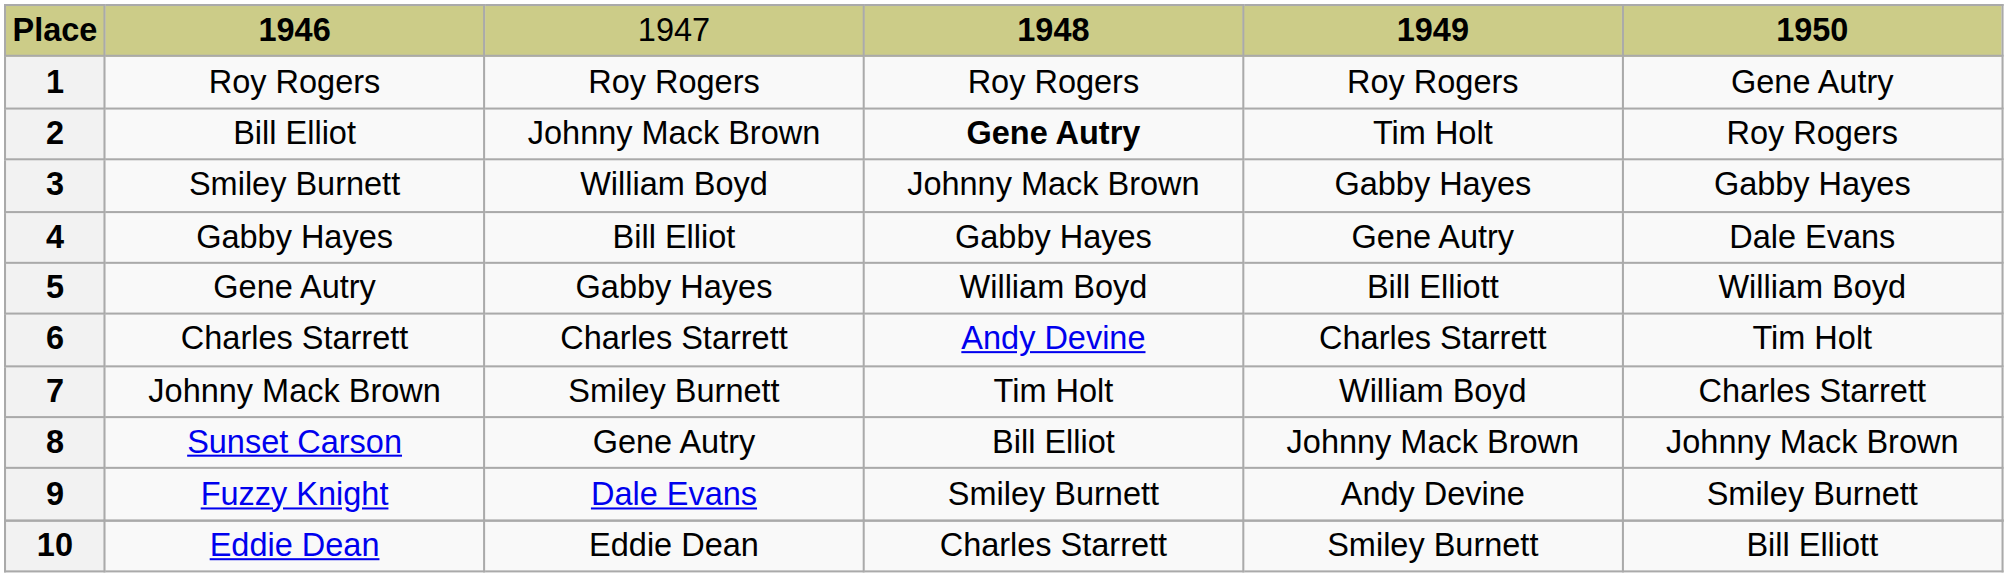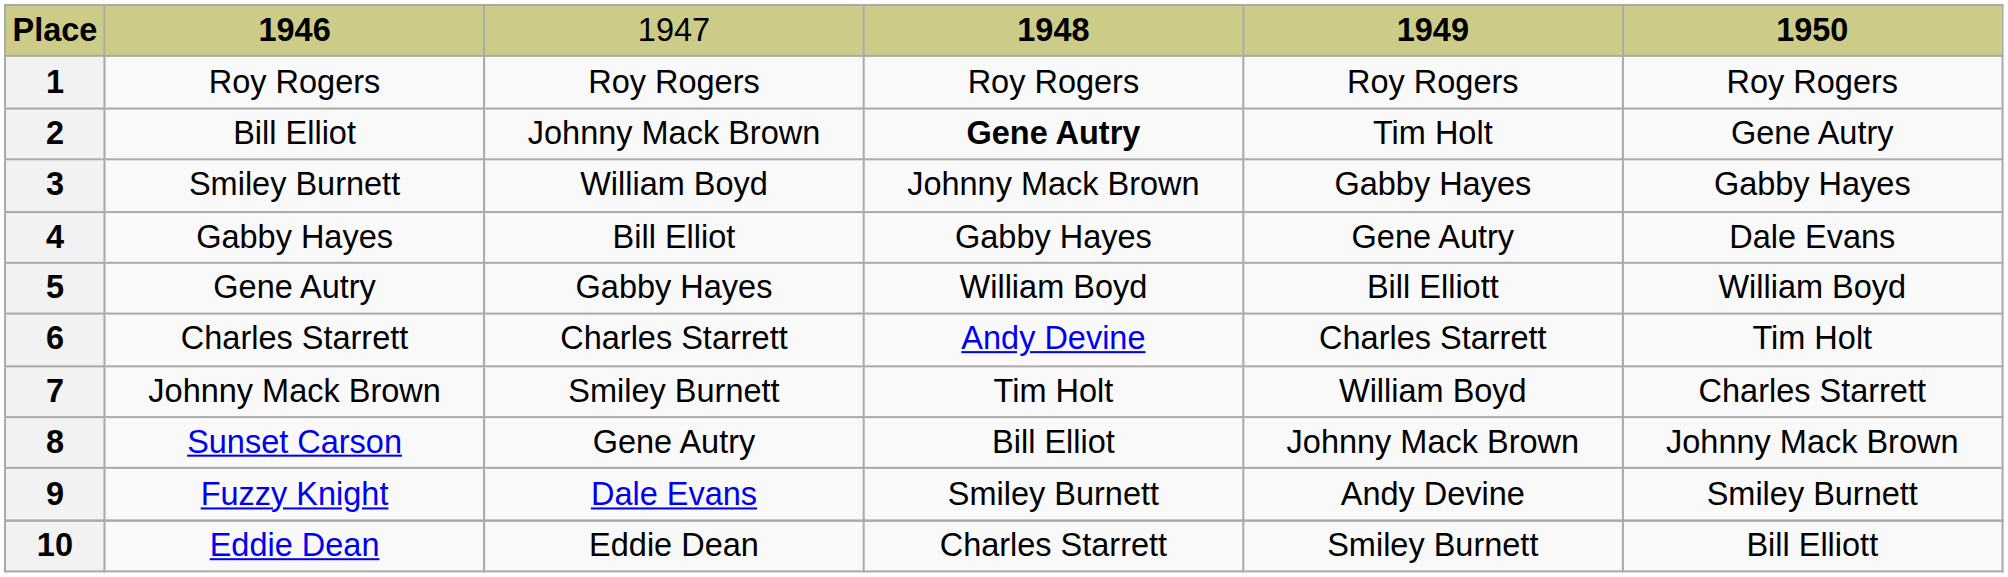(1812, 81) Gene Autry -> (1812, 81) Roy Rogers
(1812, 133) Roy Rogers -> (1812, 133) Gene Autry
